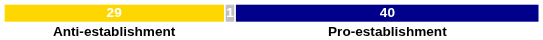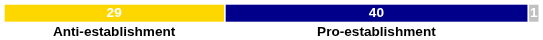columns swapped: (230, 13) <-> (387, 13)
